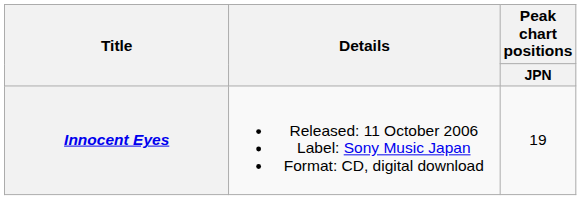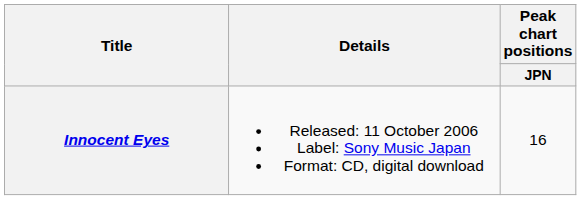(538, 140) 19 -> (538, 140) 16
